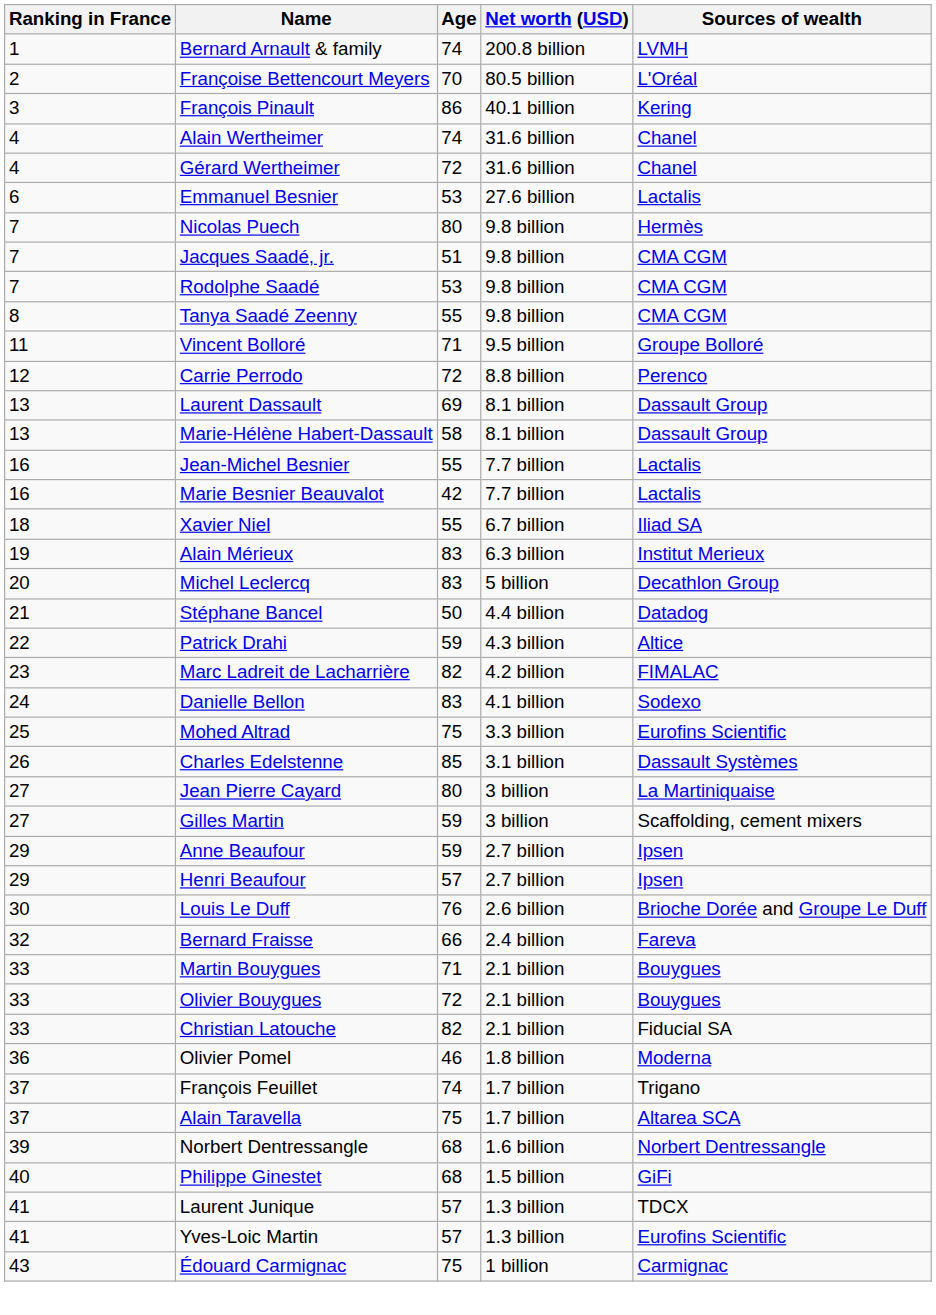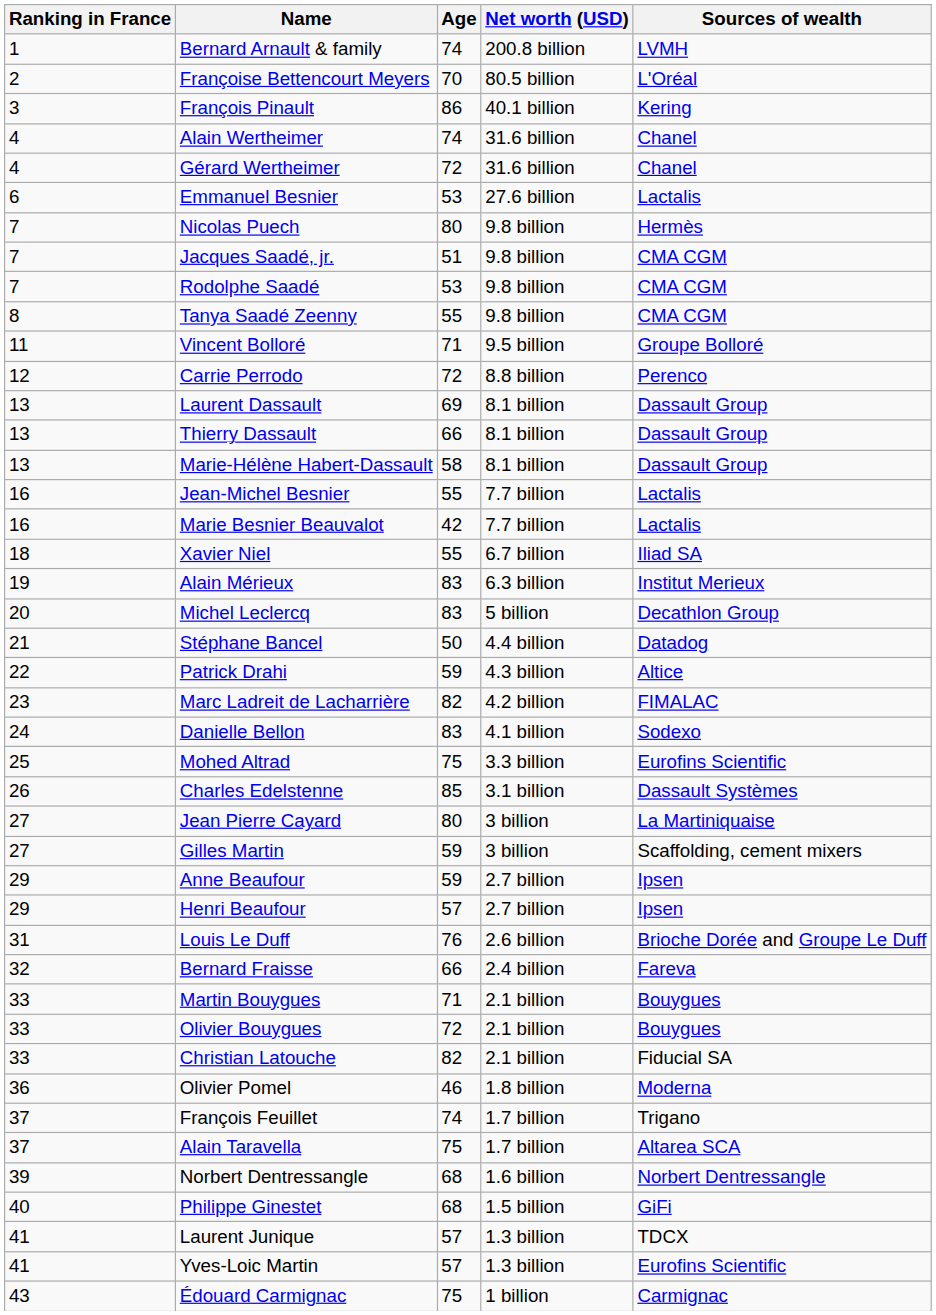+ row: (248, 434)
(19, 910) 30 -> (19, 939) 31
